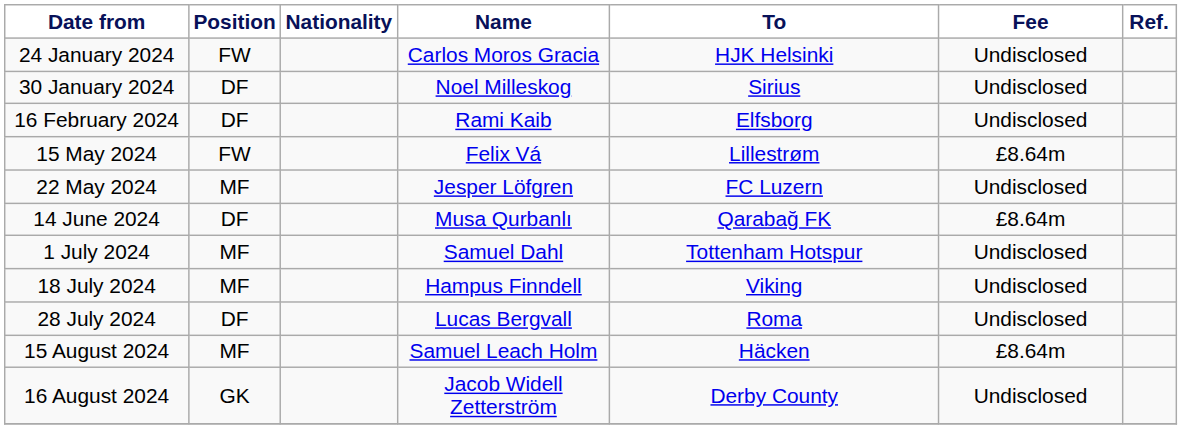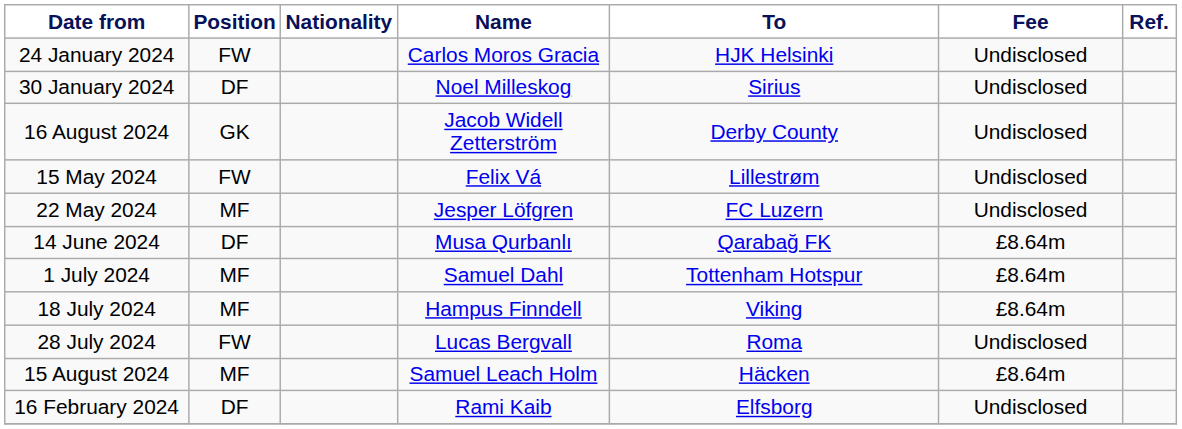rows swapped: (97, 121) <-> (97, 396)
(1031, 154) £8.64m -> (1031, 177) Undisclosed
(1031, 253) Undisclosed -> (1031, 276) £8.64m
(1031, 286) Undisclosed -> (1031, 309) £8.64m
(235, 318) DF -> (235, 342) FW
